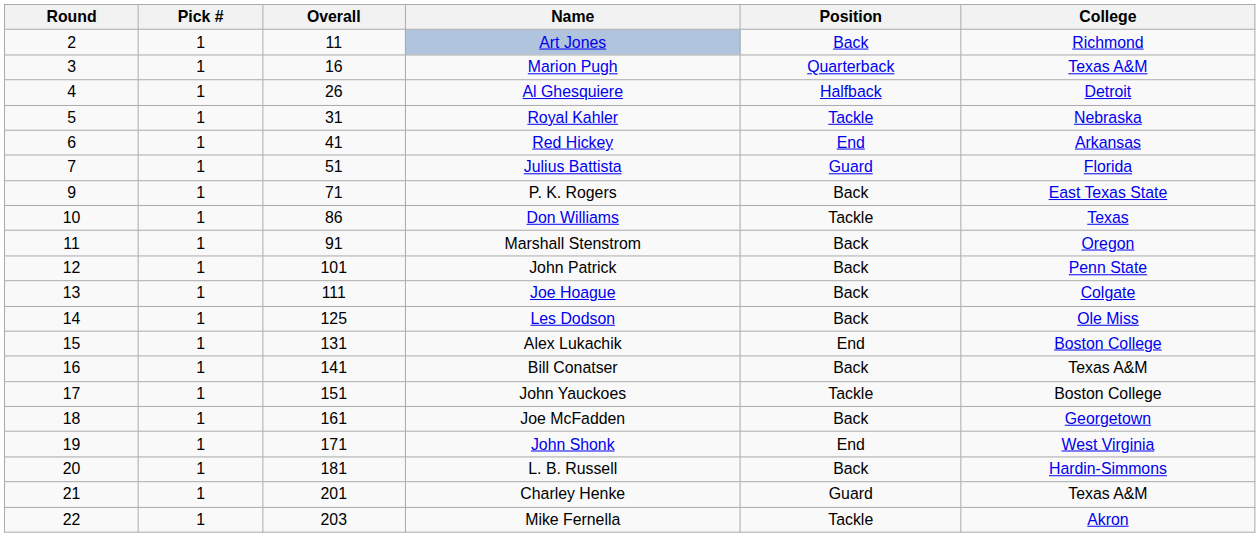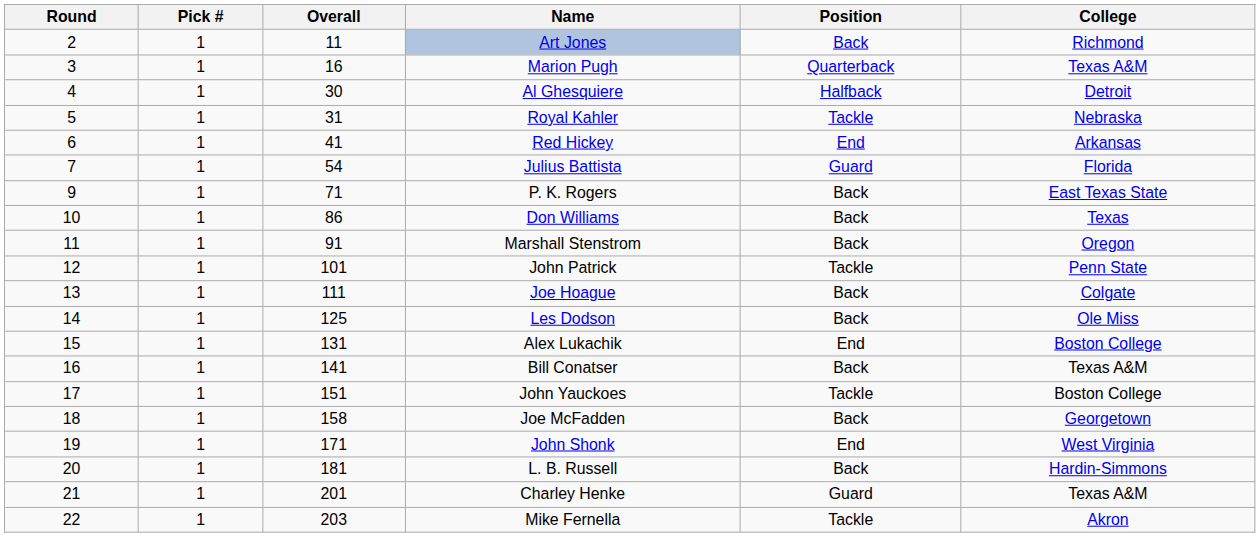(334, 92) 26 -> (334, 92) 30
(334, 167) 51 -> (334, 167) 54
(851, 218) Tackle -> (851, 218) Back
(851, 268) Back -> (851, 268) Tackle
(334, 419) 161 -> (334, 419) 158
